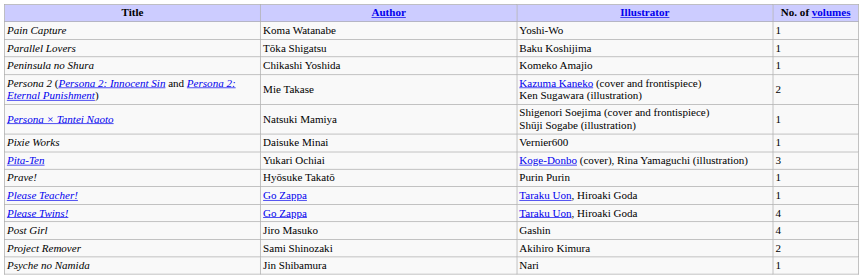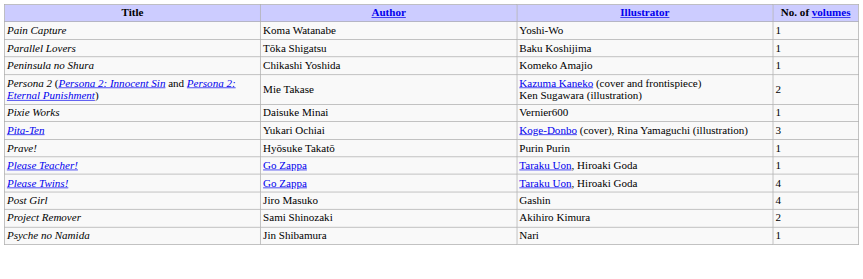- row: (60, 119)
